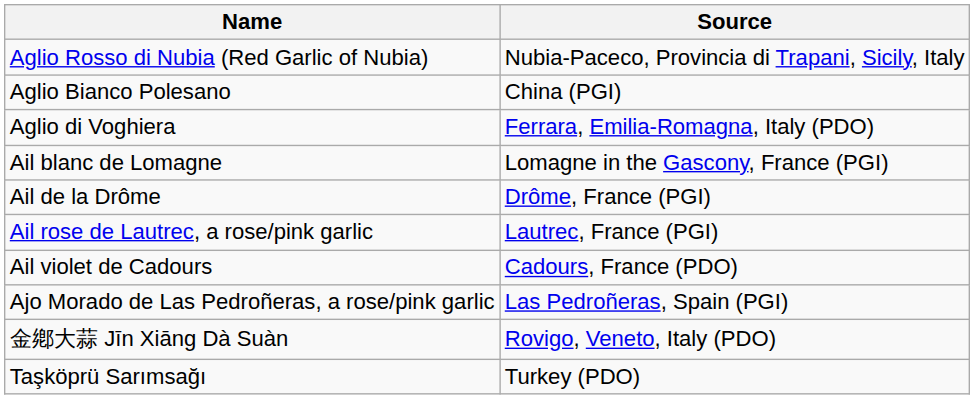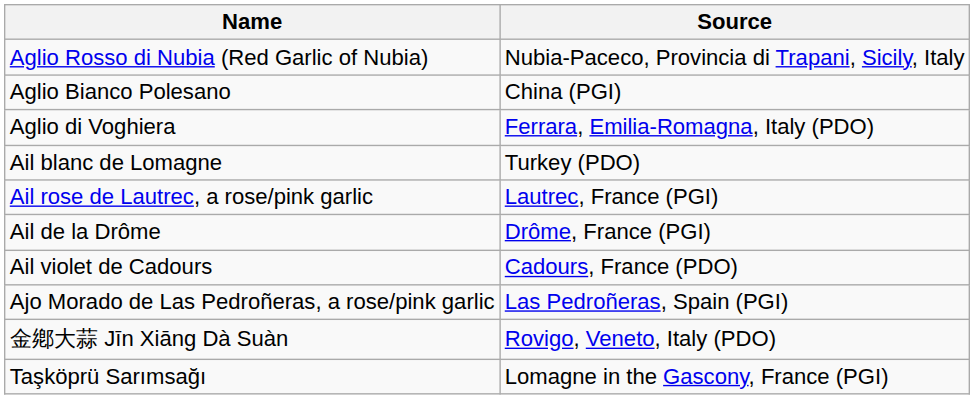(697, 162) Lomagne in the Gascony, France (PGI) -> (572, 162) Turkey (PDO)
rows swapped: (85, 197) <-> (191, 232)
(572, 376) Turkey (PDO) -> (697, 376) Lomagne in the Gascony, France (PGI)
